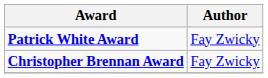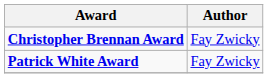rows swapped: (96, 61) <-> (73, 38)
